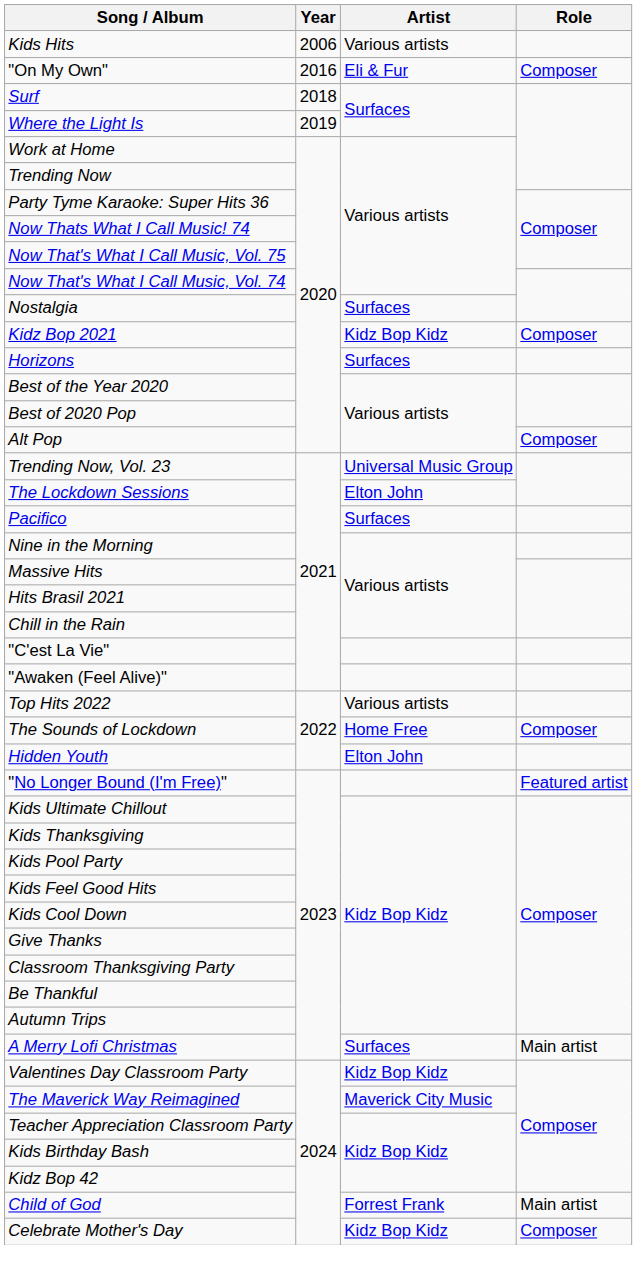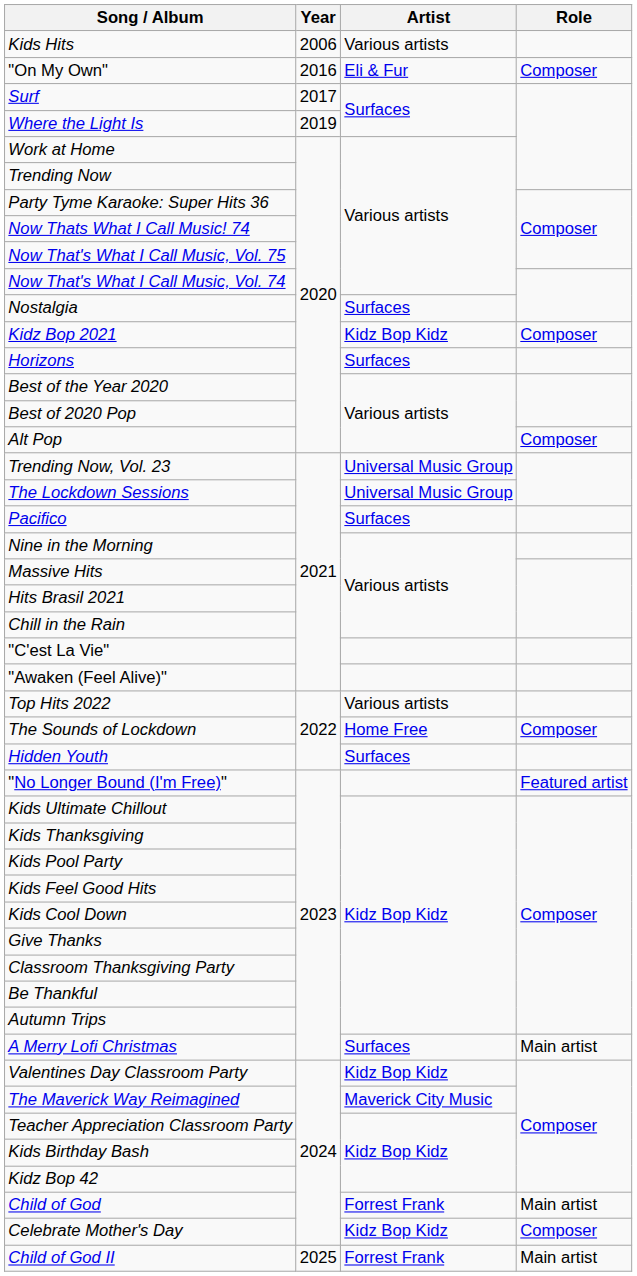(318, 96) 2018 -> (318, 96) 2017
(384, 492) Elton John -> (428, 492) Universal Music Group
(384, 756) Elton John -> (377, 756) Surfaces
+ row: (62, 1258)
